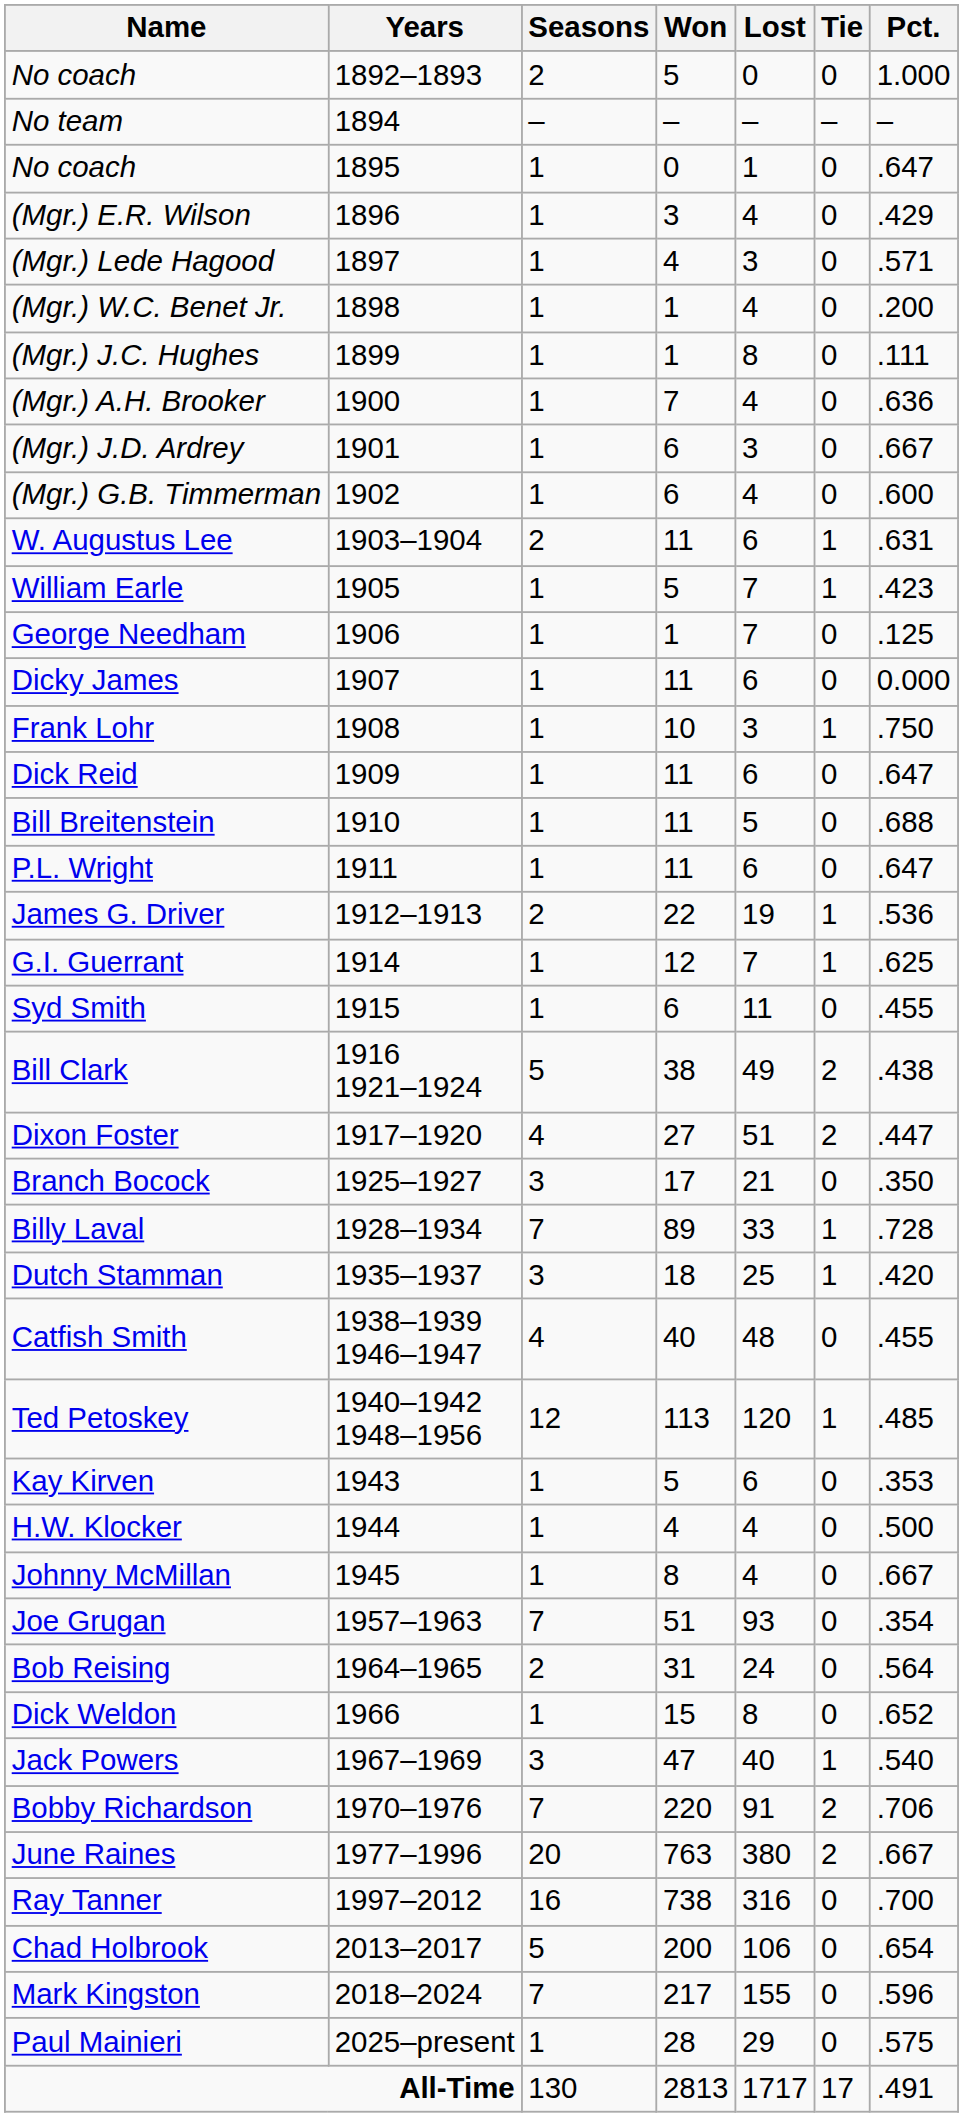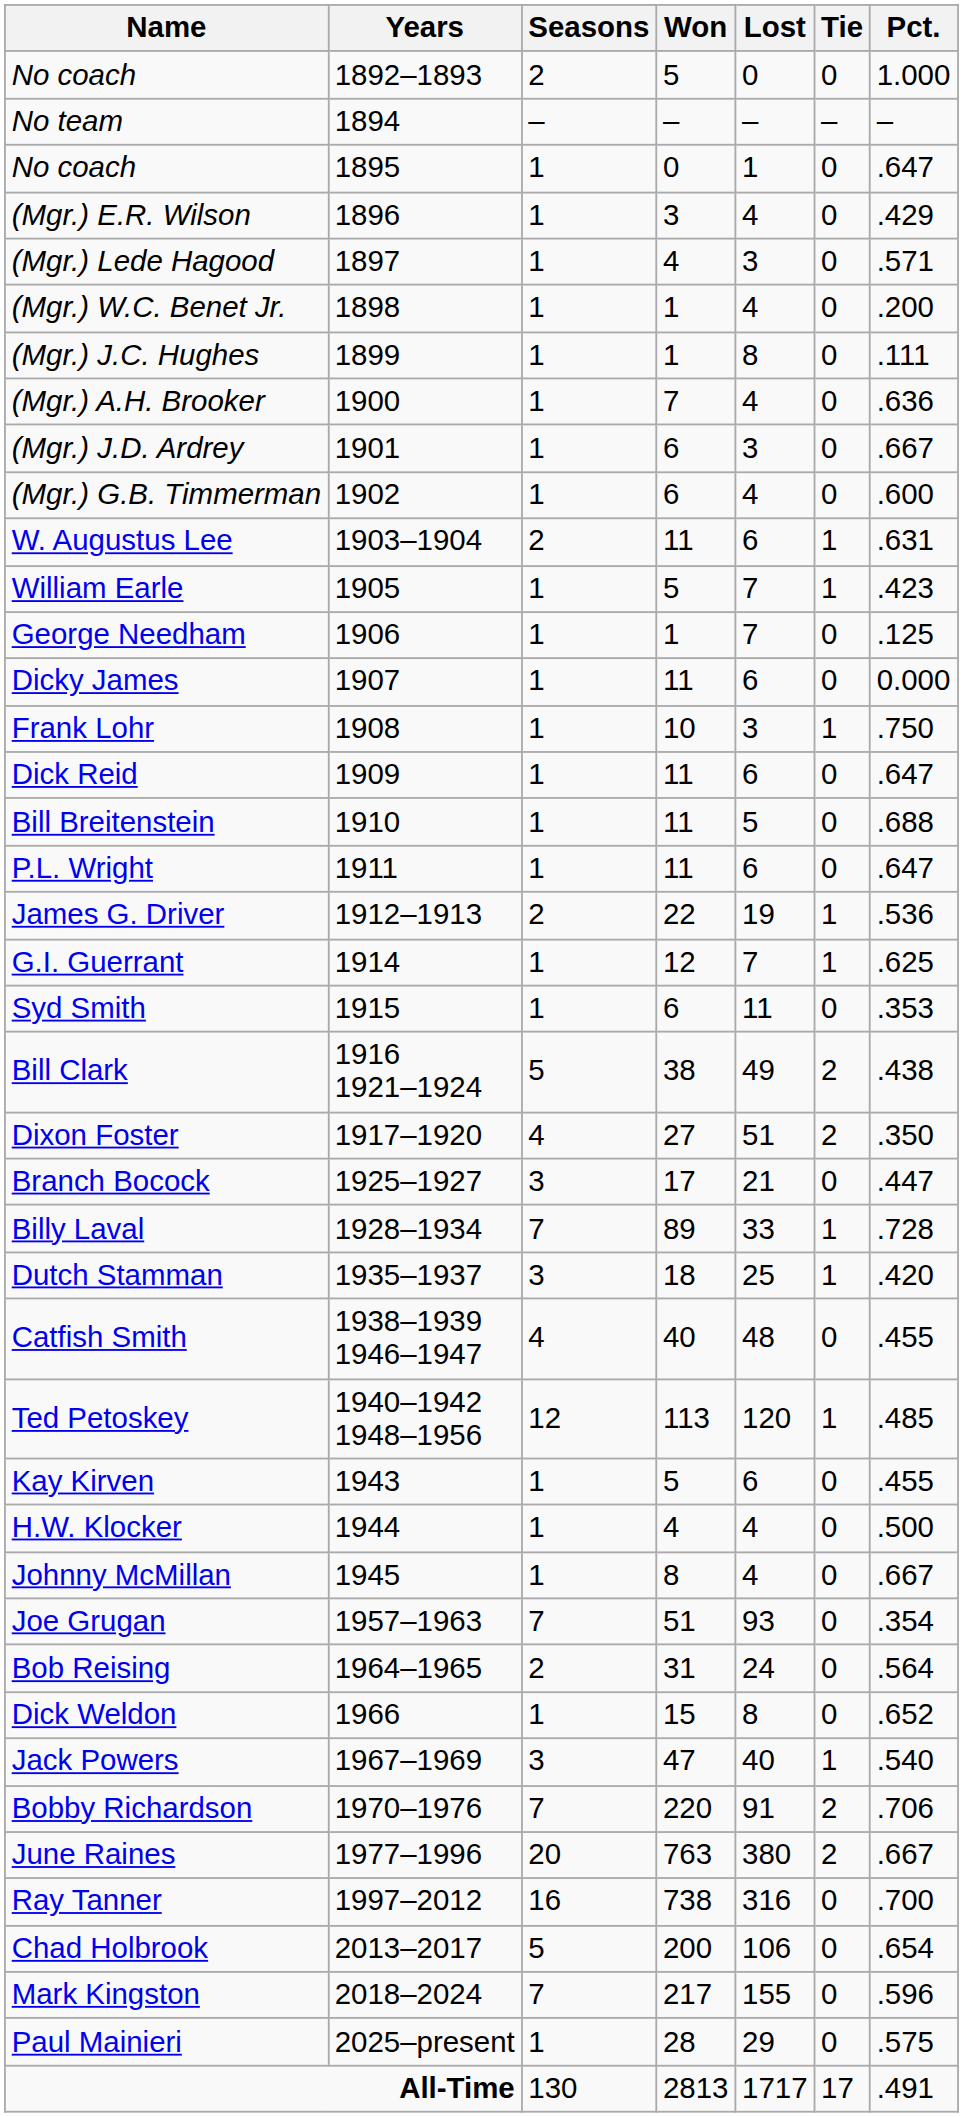(905, 1008) .455 -> (905, 1008) .353
(905, 1134) .447 -> (905, 1134) .350
(905, 1181) .350 -> (905, 1181) .447
(905, 1481) .353 -> (905, 1481) .455
